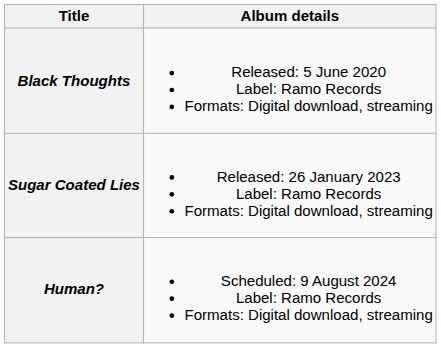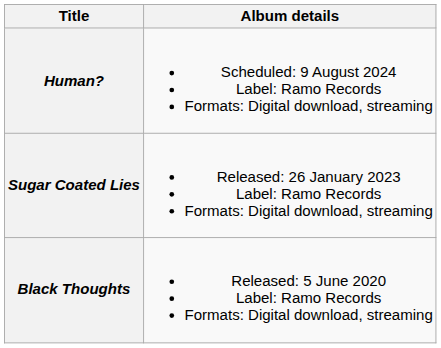rows swapped: (74, 80) <-> (74, 290)
